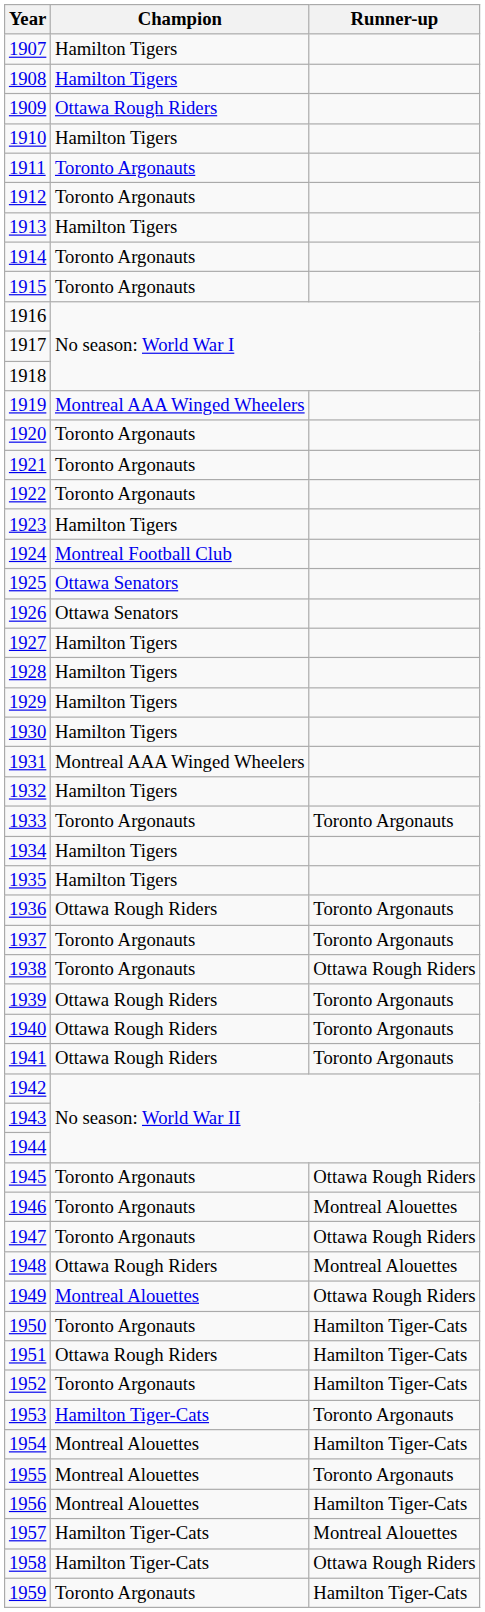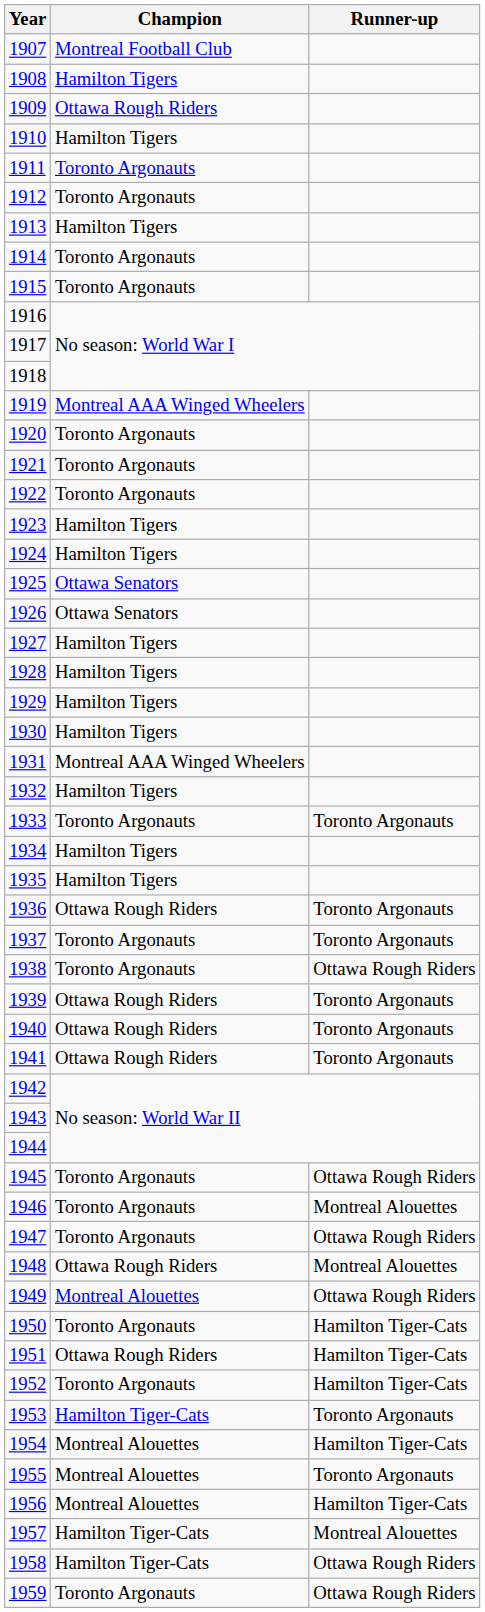(116, 49) Hamilton Tigers -> (143, 49) Montreal Football Club
(143, 553) Montreal Football Club -> (116, 553) Hamilton Tigers
(390, 1592) Hamilton Tiger-Cats -> (394, 1592) Ottawa Rough Riders
